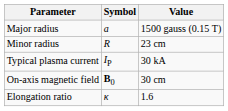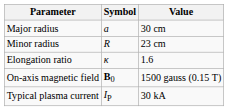(181, 28) 1500 gauss (0.15 T) -> (153, 28) 30 cm
rows swapped: (39, 97) <-> (53, 61)
(153, 80) 30 cm -> (181, 77) 1500 gauss (0.15 T)
